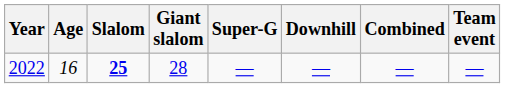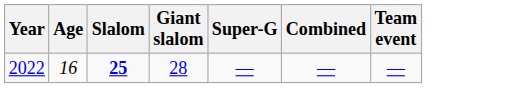- column: (321, 29)
